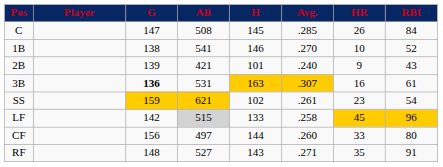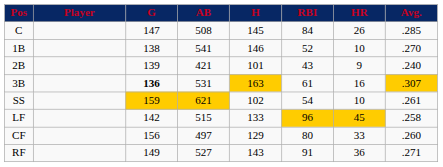columns swapped: (307, 13) <-> (411, 13)
(359, 100) 23 -> (359, 100) 10
(203, 118) lightgrey background -> (203, 118) no background
(255, 135) 144 -> (255, 135) 129
(152, 153) 148 -> (152, 153) 149
(359, 153) 35 -> (359, 153) 36
